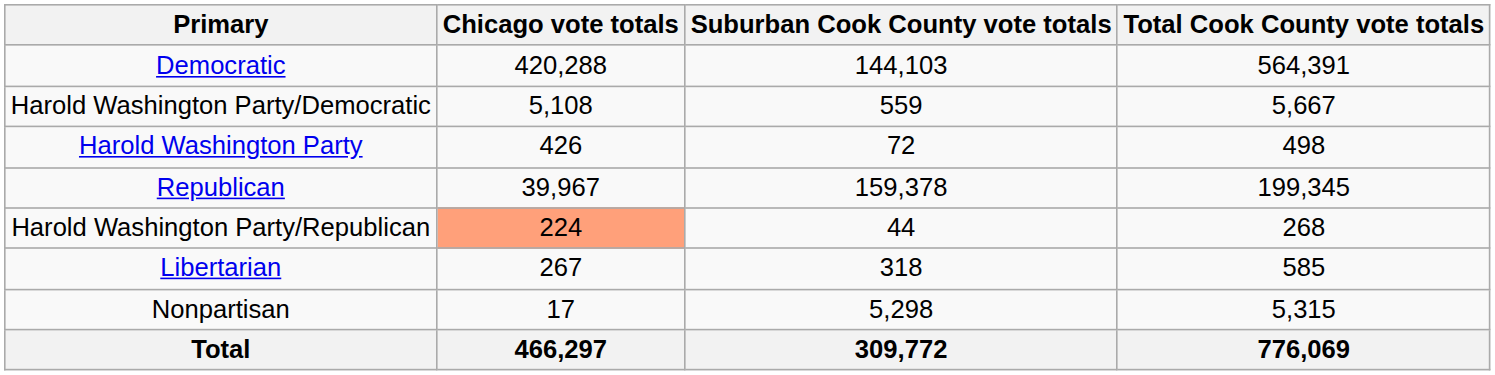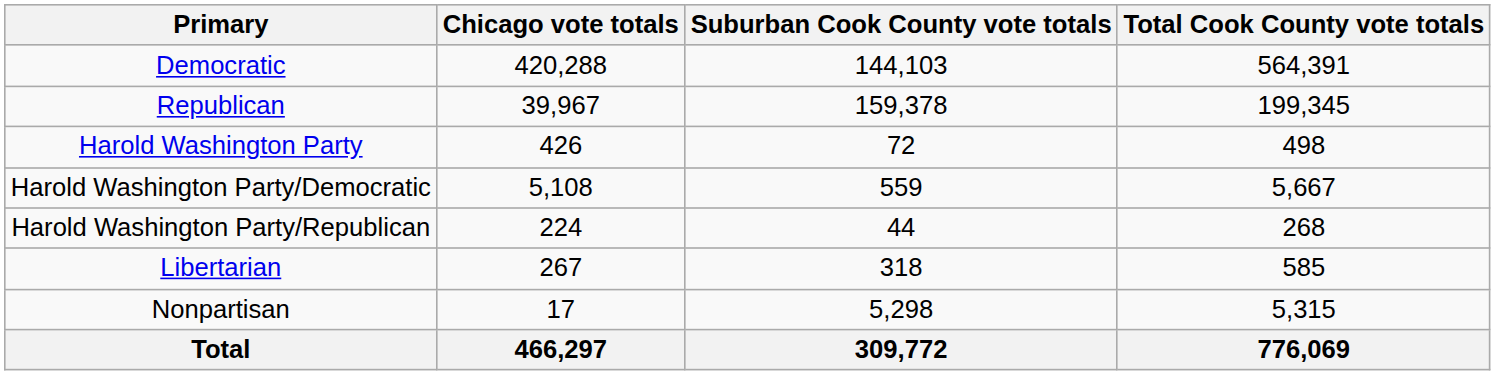rows swapped: (221, 187) <-> (221, 106)
(561, 227) lightsalmon background -> (561, 227) no background
